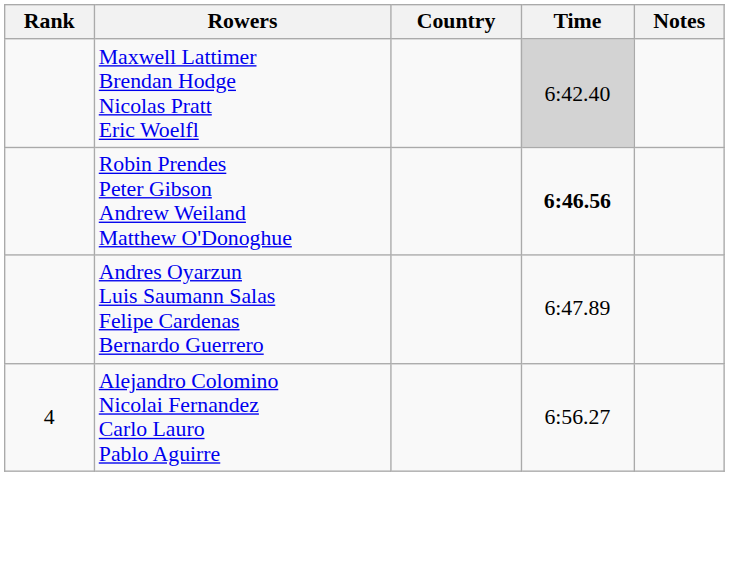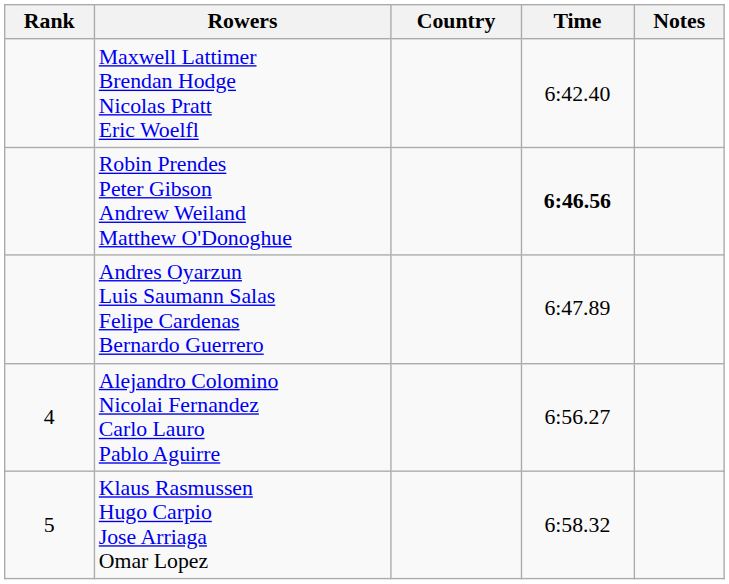(577, 92) lightgrey background -> (577, 92) no background
+ row: (176, 524)
